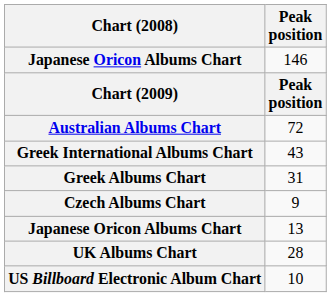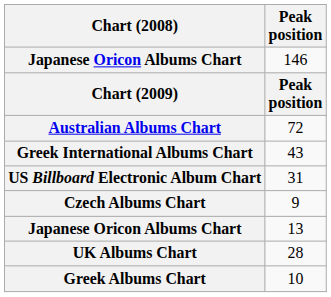(135, 178) Greek Albums Chart -> (135, 178) US Billboard Electronic Album Chart
(135, 278) US Billboard Electronic Album Chart -> (135, 278) Greek Albums Chart
